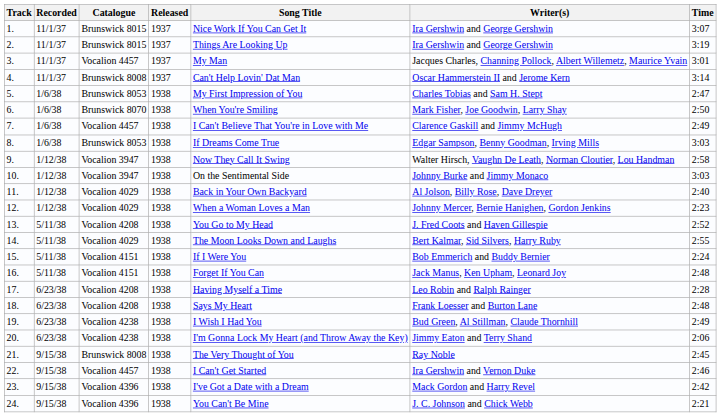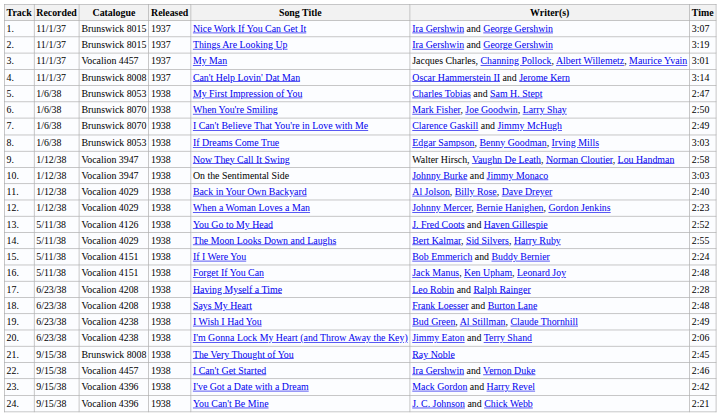(110, 126) Vocalion 4457 -> (114, 126) Brunswick 8070
(110, 224) Vocalion 4208 -> (110, 224) Vocalion 4126
